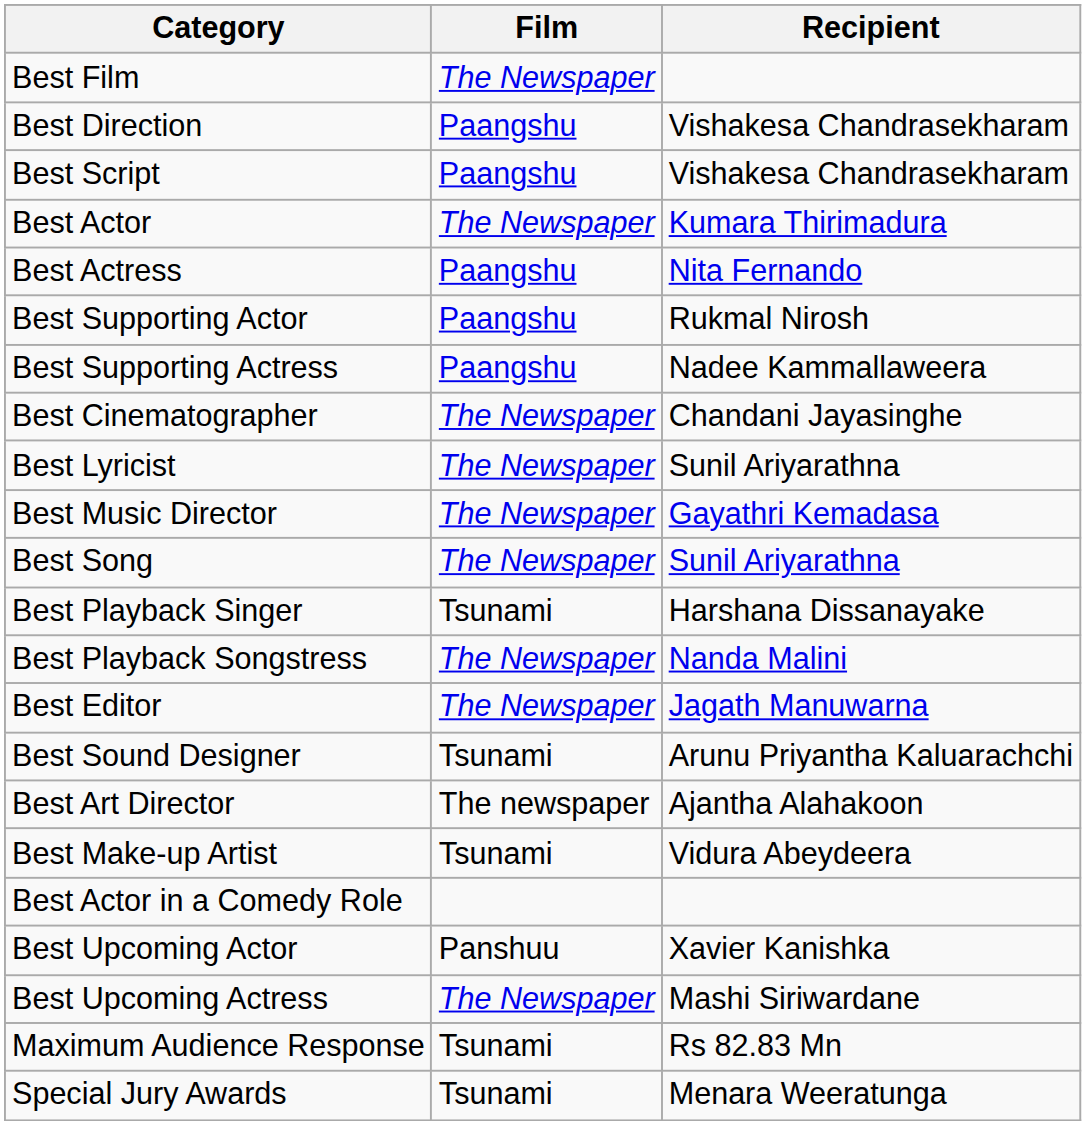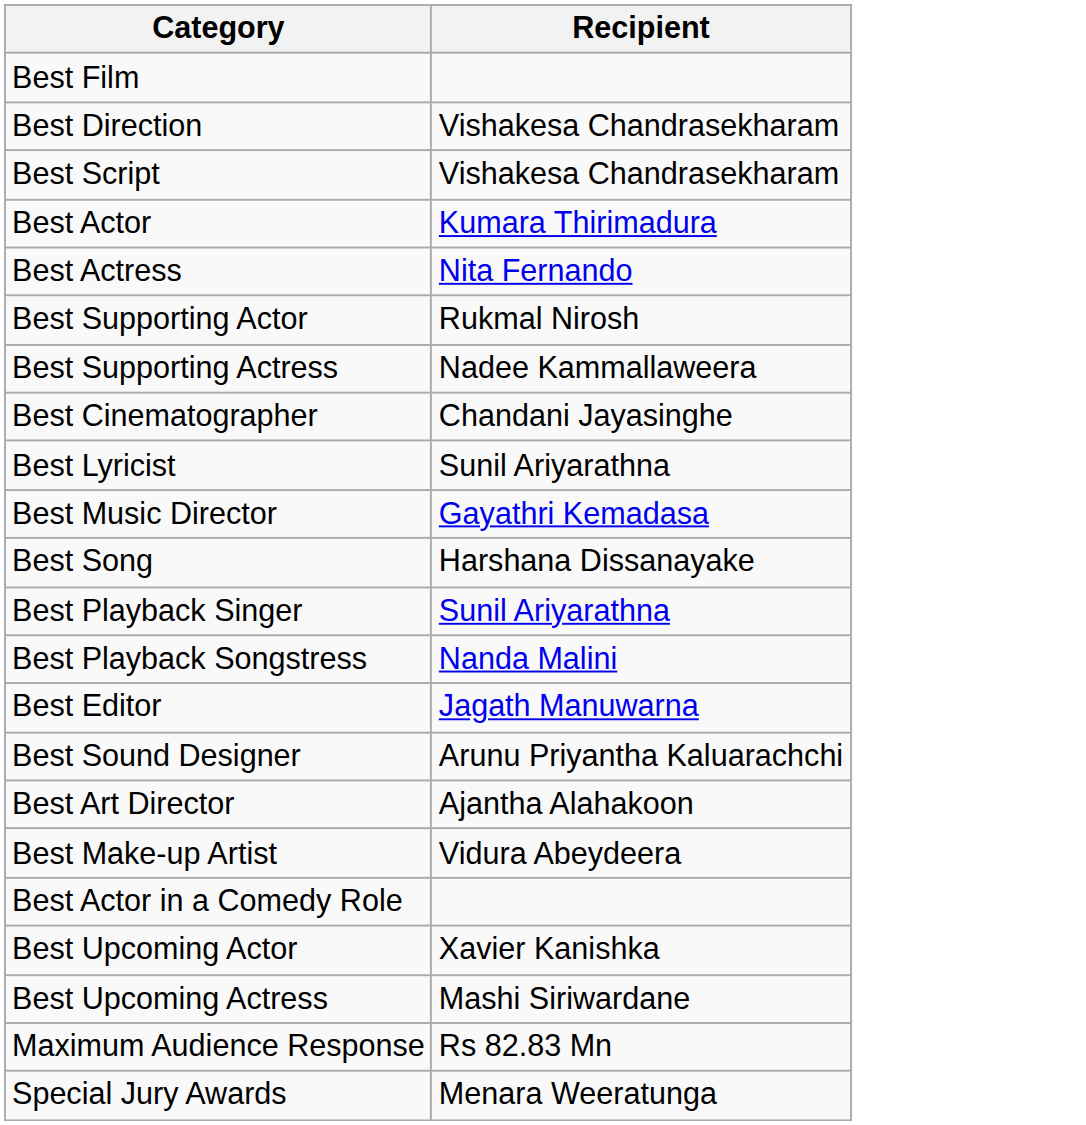- column: (547, 28)
(784, 561) Sunil Ariyarathna -> (597, 561) Harshana Dissanayake
(827, 610) Harshana Dissanayake -> (554, 610) Sunil Ariyarathna
